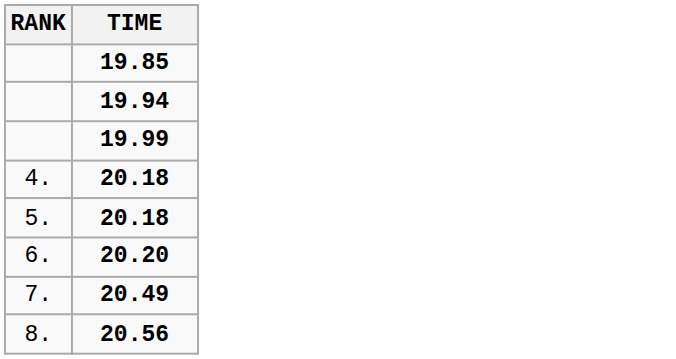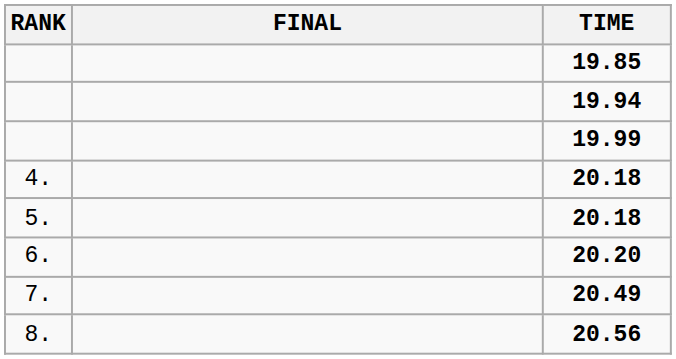+ column: (307, 24)
